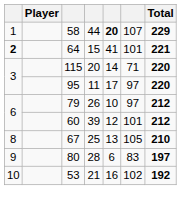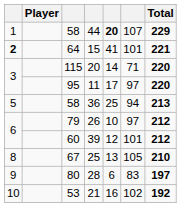+ row: (94, 103)
